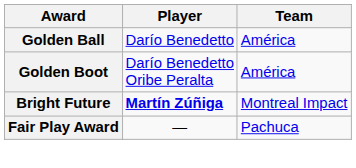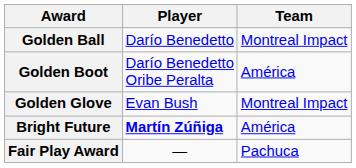(268, 39) América -> (294, 39) Montreal Impact
+ row: (63, 103)
(294, 103) Montreal Impact -> (268, 127) América
